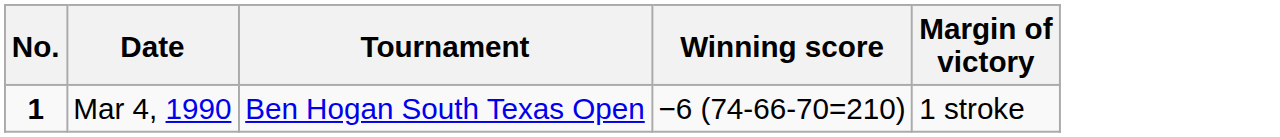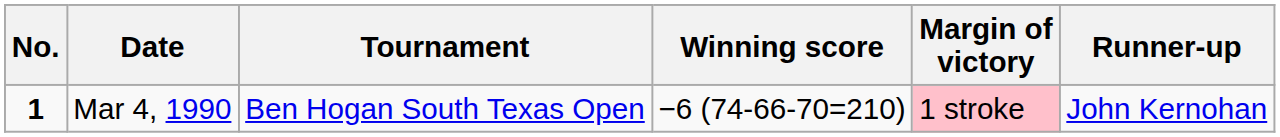+ column: (1167, 45)
(972, 109) no background -> (972, 109) pink background
